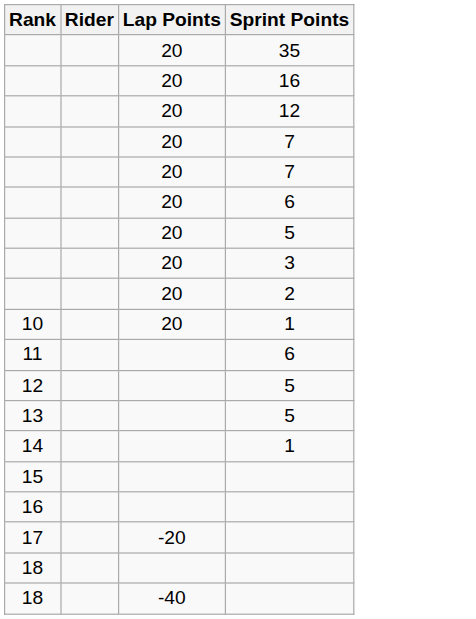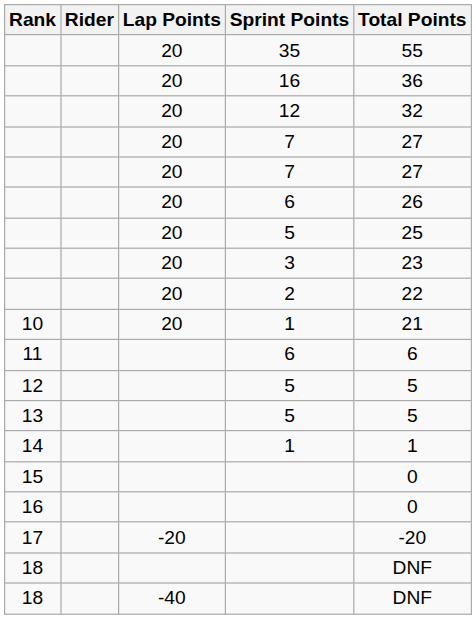+ column: (412, 19)
